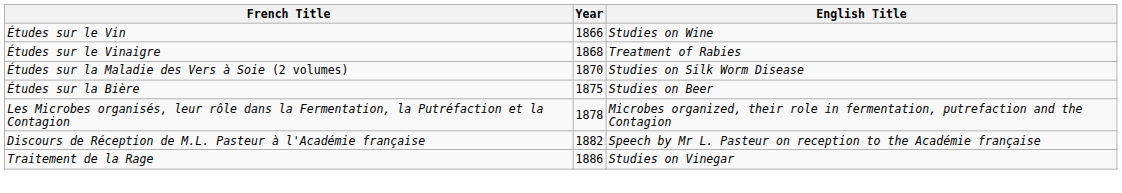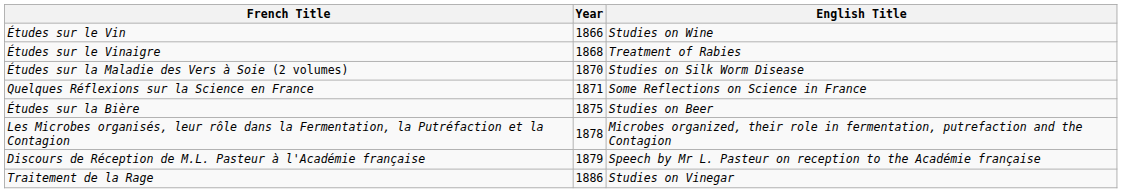+ row: (160, 89)
(589, 140) 1882 -> (589, 159) 1879
